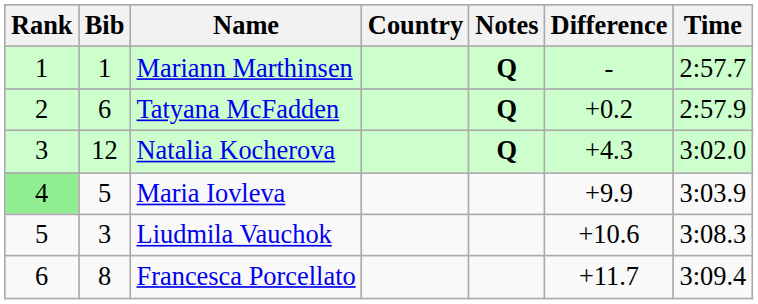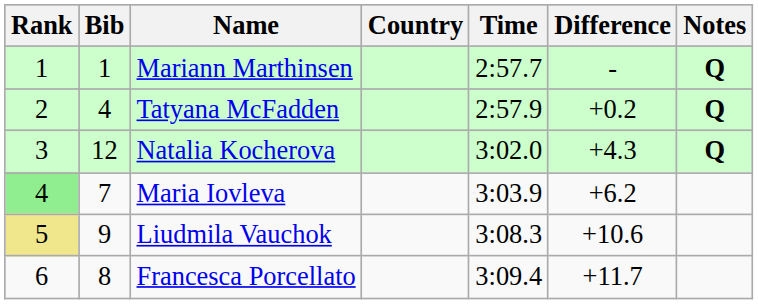columns swapped: (713, 25) <-> (507, 25)
(105, 109) 6 -> (105, 109) 4
(105, 192) 5 -> (105, 192) 7
(609, 192) +9.9 -> (613, 192) +6.2
(42, 234) no background -> (42, 234) khaki background
(105, 234) 3 -> (105, 234) 9
